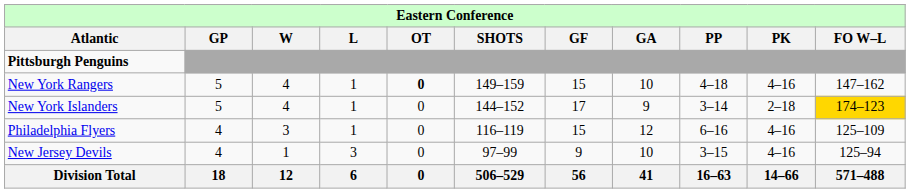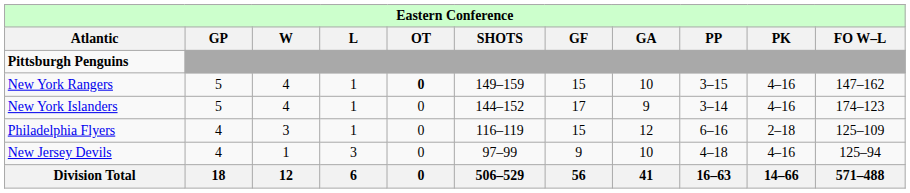(714, 84) 4–18 -> (714, 84) 3–15
(781, 107) 2–18 -> (781, 107) 4–16
(860, 107) gold background -> (860, 107) no background
(781, 129) 4–16 -> (781, 129) 2–18
(714, 152) 3–15 -> (714, 152) 4–18
